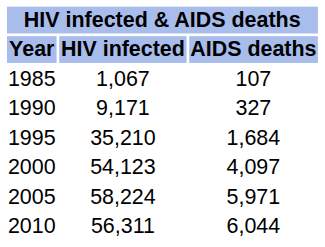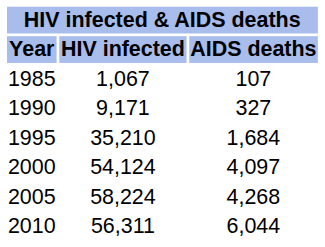(123, 167) 54,123 -> (123, 167) 54,124
(253, 196) 5,971 -> (253, 196) 4,268
